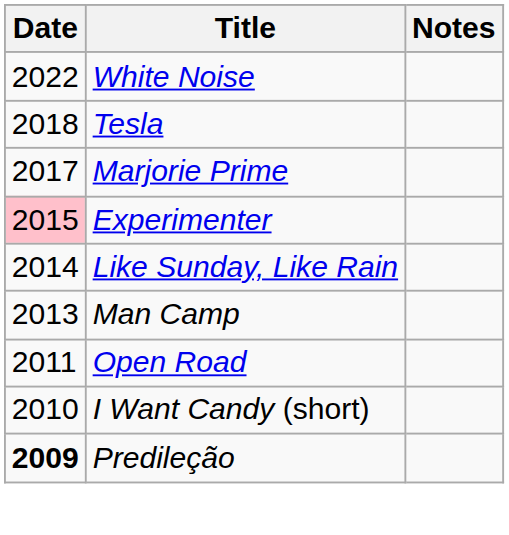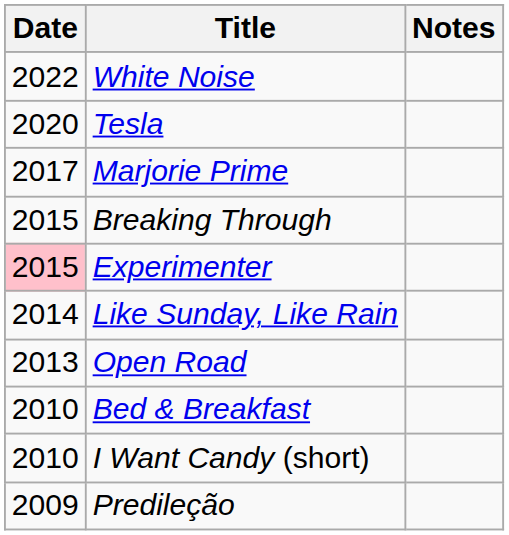(45, 123) 2018 -> (45, 123) 2020
+ row: (212, 219)
- row: (166, 314)
(44, 362) 2011 -> (45, 362) 2013
+ row: (201, 409)
(45, 457) bold -> (45, 505) normal
